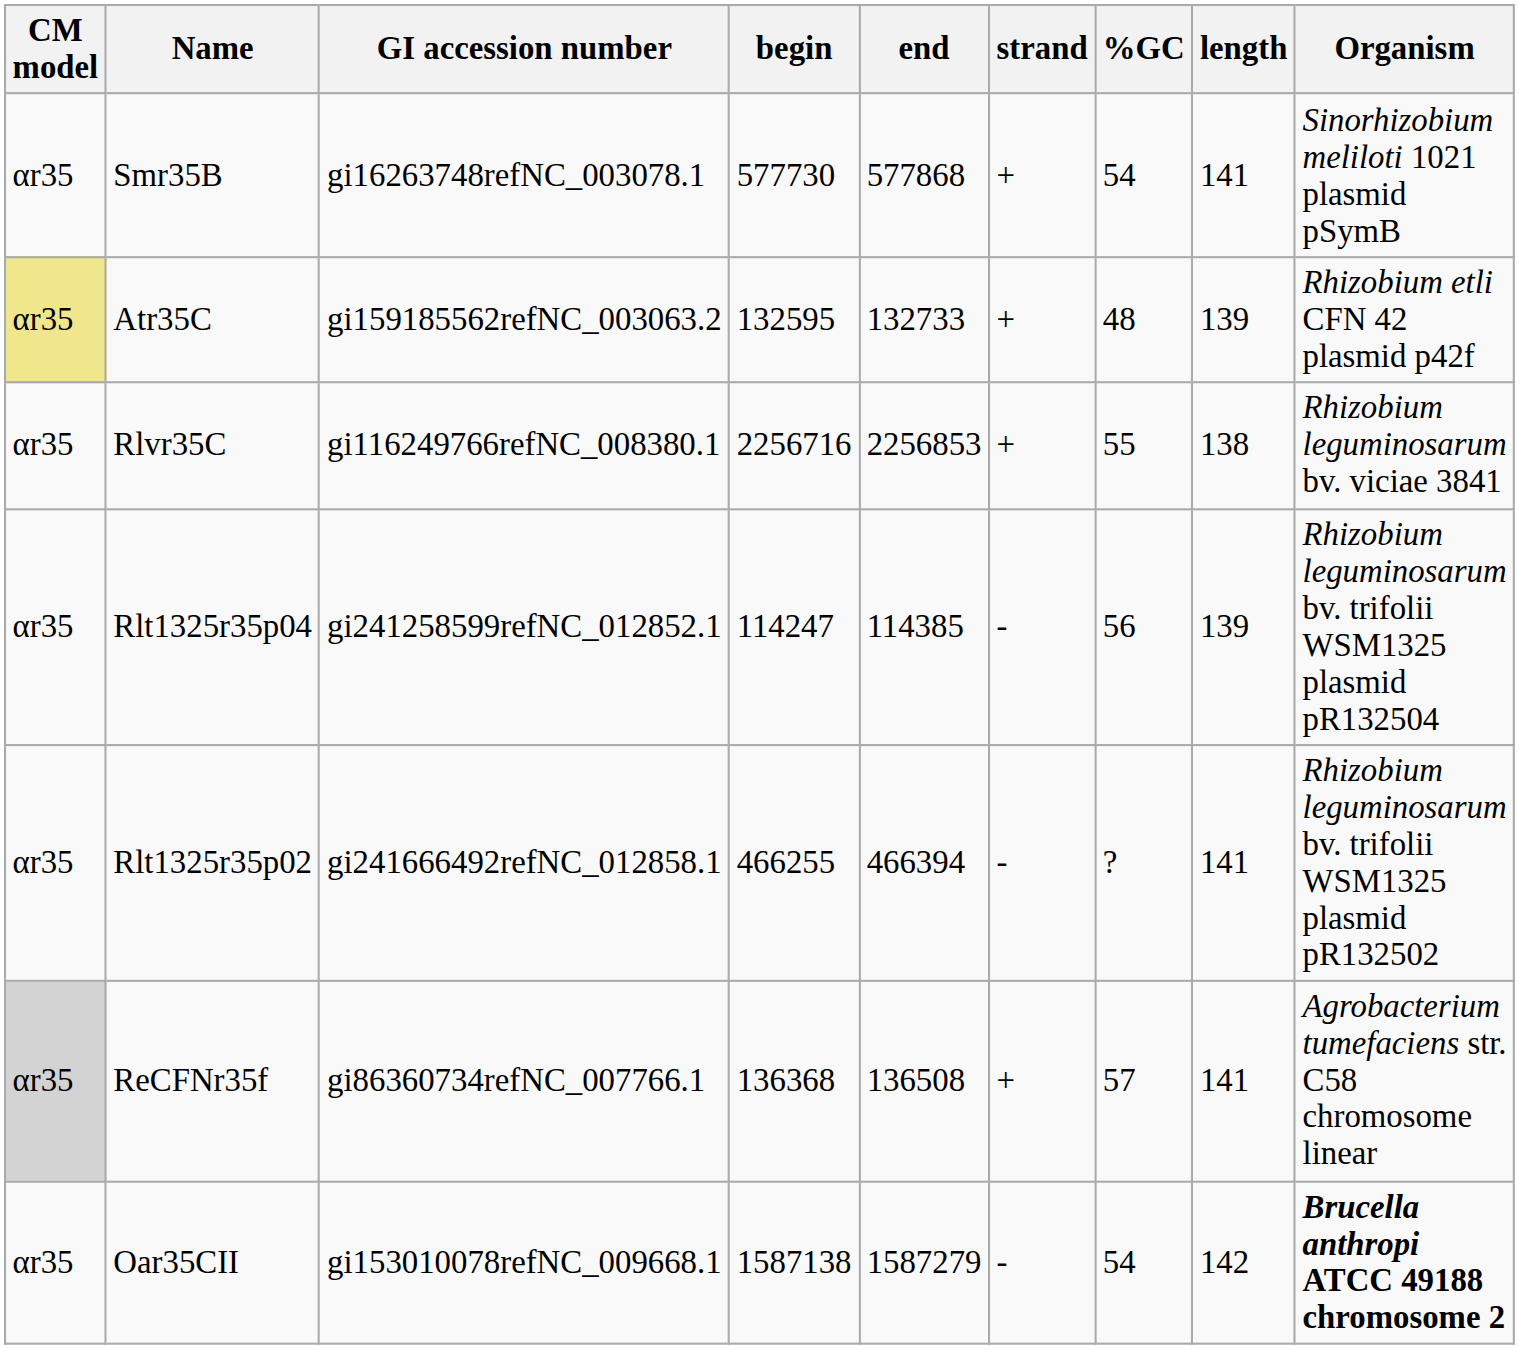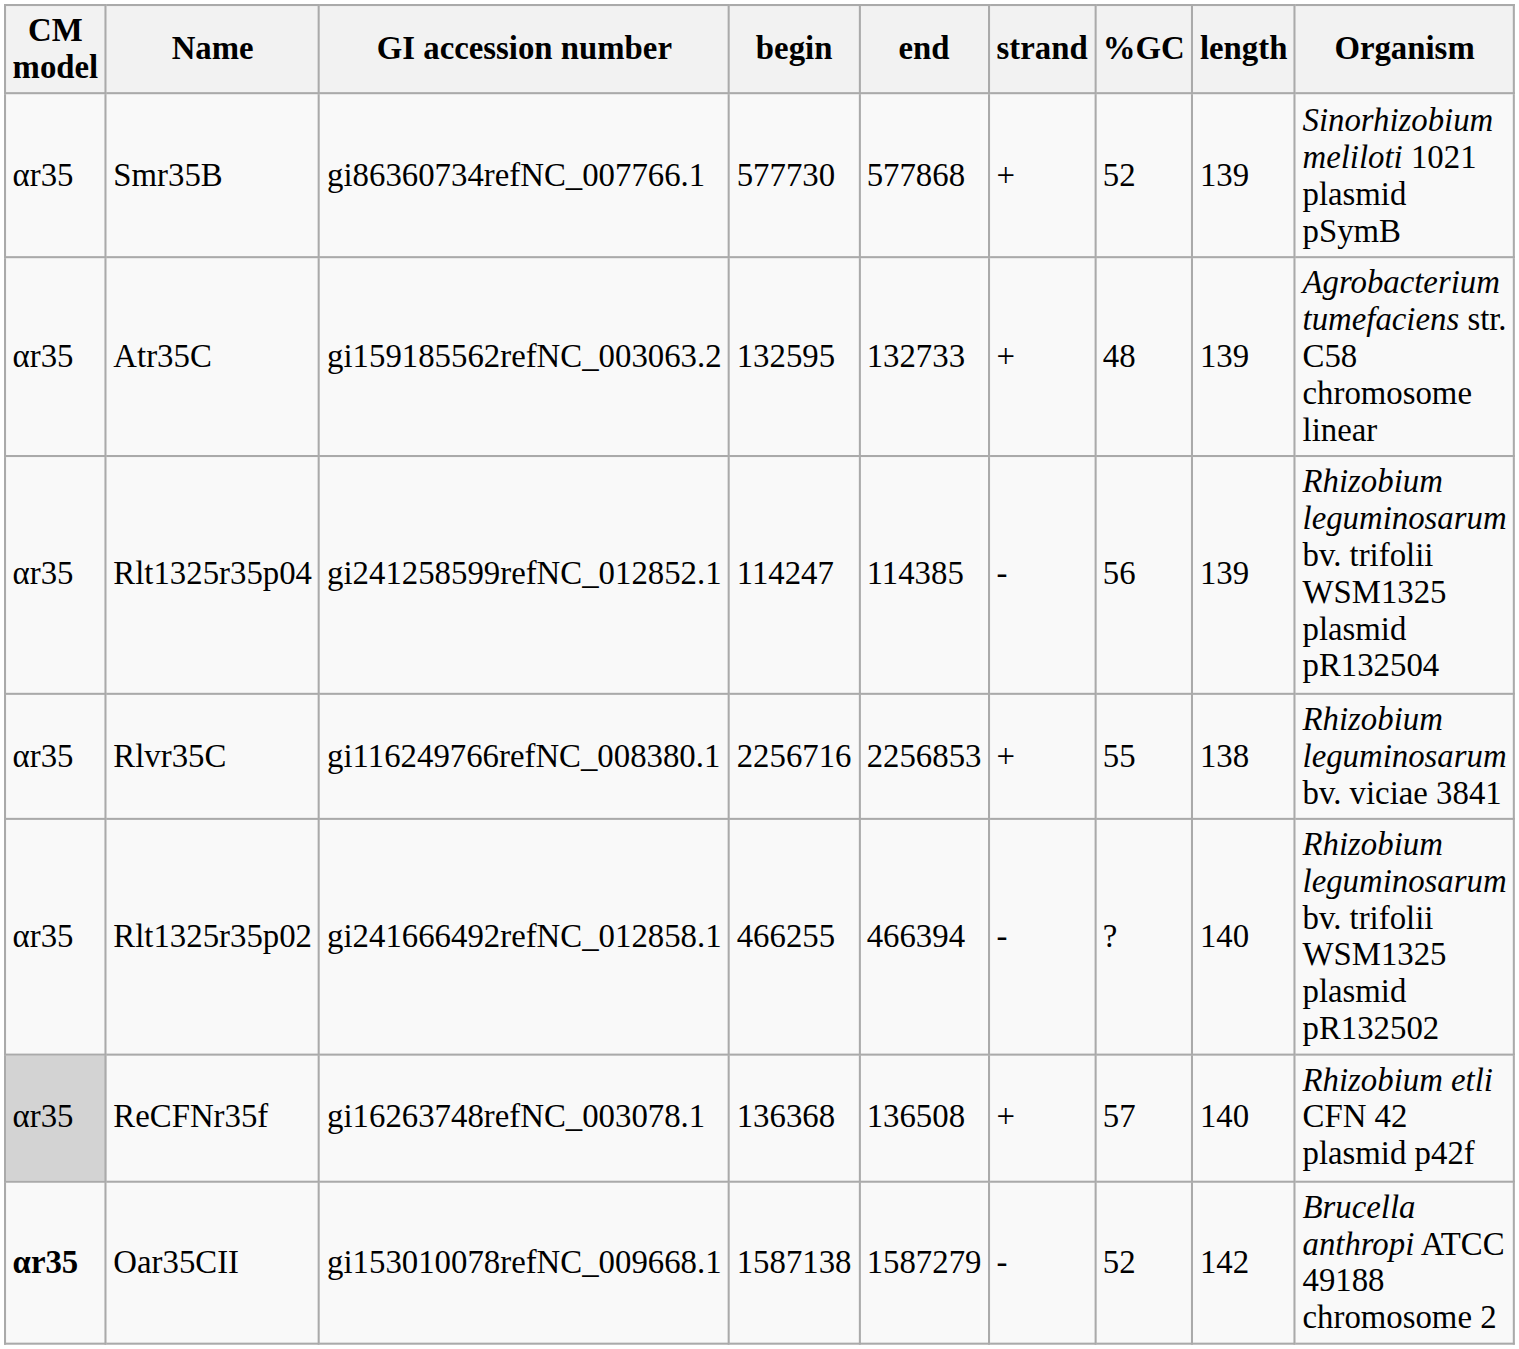(516, 174) gi16263748refNC_003078.1 -> (516, 174) gi86360734refNC_007766.1
(1119, 174) 54 -> (1119, 174) 52
(1225, 174) 141 -> (1225, 174) 139
(43, 319) khaki background -> (43, 355) no background
(1398, 319) Rhizobium etli CFN 42 plasmid p42f -> (1405, 355) Agrobacterium tumefaciens str. C58 chromosome linear
rows swapped: (170, 444) <-> (213, 626)
(1225, 862) 141 -> (1225, 936) 140
(516, 1080) gi86360734refNC_007766.1 -> (516, 1117) gi16263748refNC_003078.1
(1225, 1080) 141 -> (1225, 1117) 140
(1405, 1080) Agrobacterium tumefaciens str. C58 chromosome linear -> (1398, 1117) Rhizobium etli CFN 42 plasmid p42f
(43, 1261) normal -> (45, 1261) bold
(1119, 1261) 54 -> (1119, 1261) 52
(1404, 1261) bold -> (1404, 1261) normal
